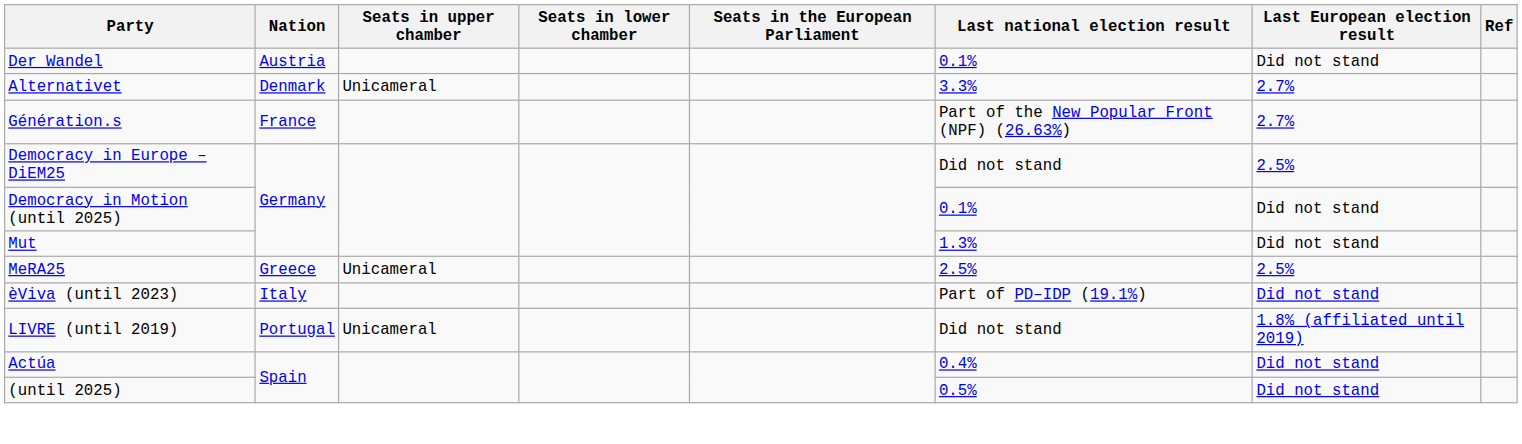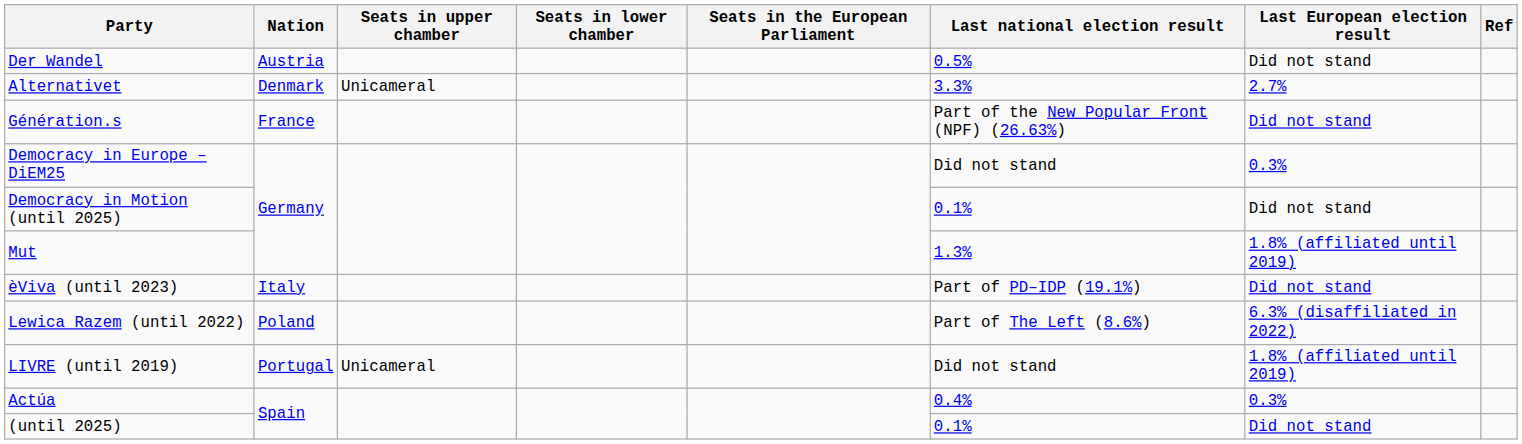(958, 61) 0.1% -> (953, 61) 0.5%
(1275, 122) 2.7% -> (1310, 122) Did not stand
(1275, 165) 2.5% -> (1268, 165) 0.3%
(1318, 244) Did not stand -> (1353, 253) 1.8% (affiliated until 2019)
- row: (37, 269)
+ row: (126, 322)
(1318, 365) Did not stand -> (1268, 401) 0.3%
(958, 390) 0.5% -> (953, 426) 0.1%
